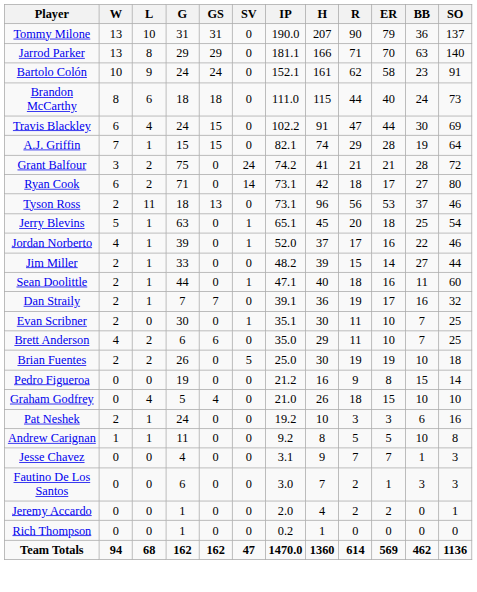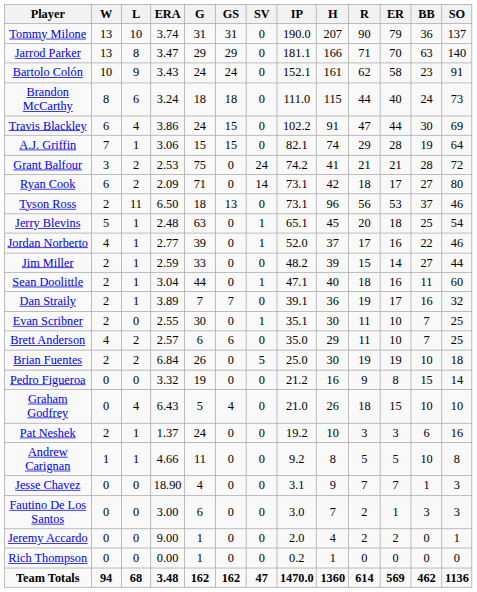+ column: (168, 14)
